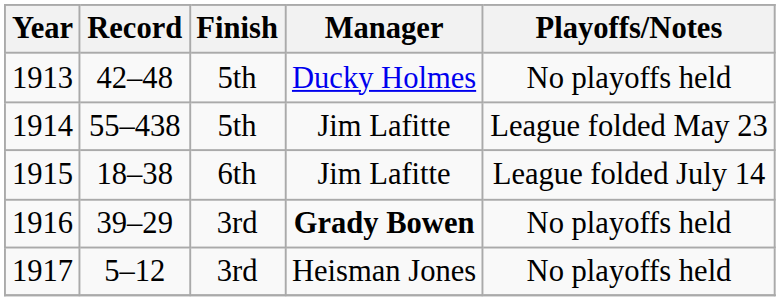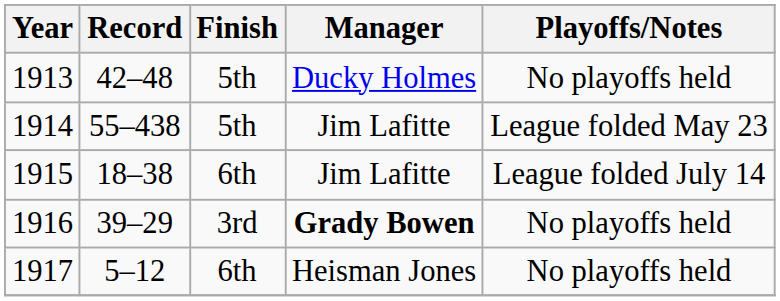(237, 271) 3rd -> (237, 271) 6th
